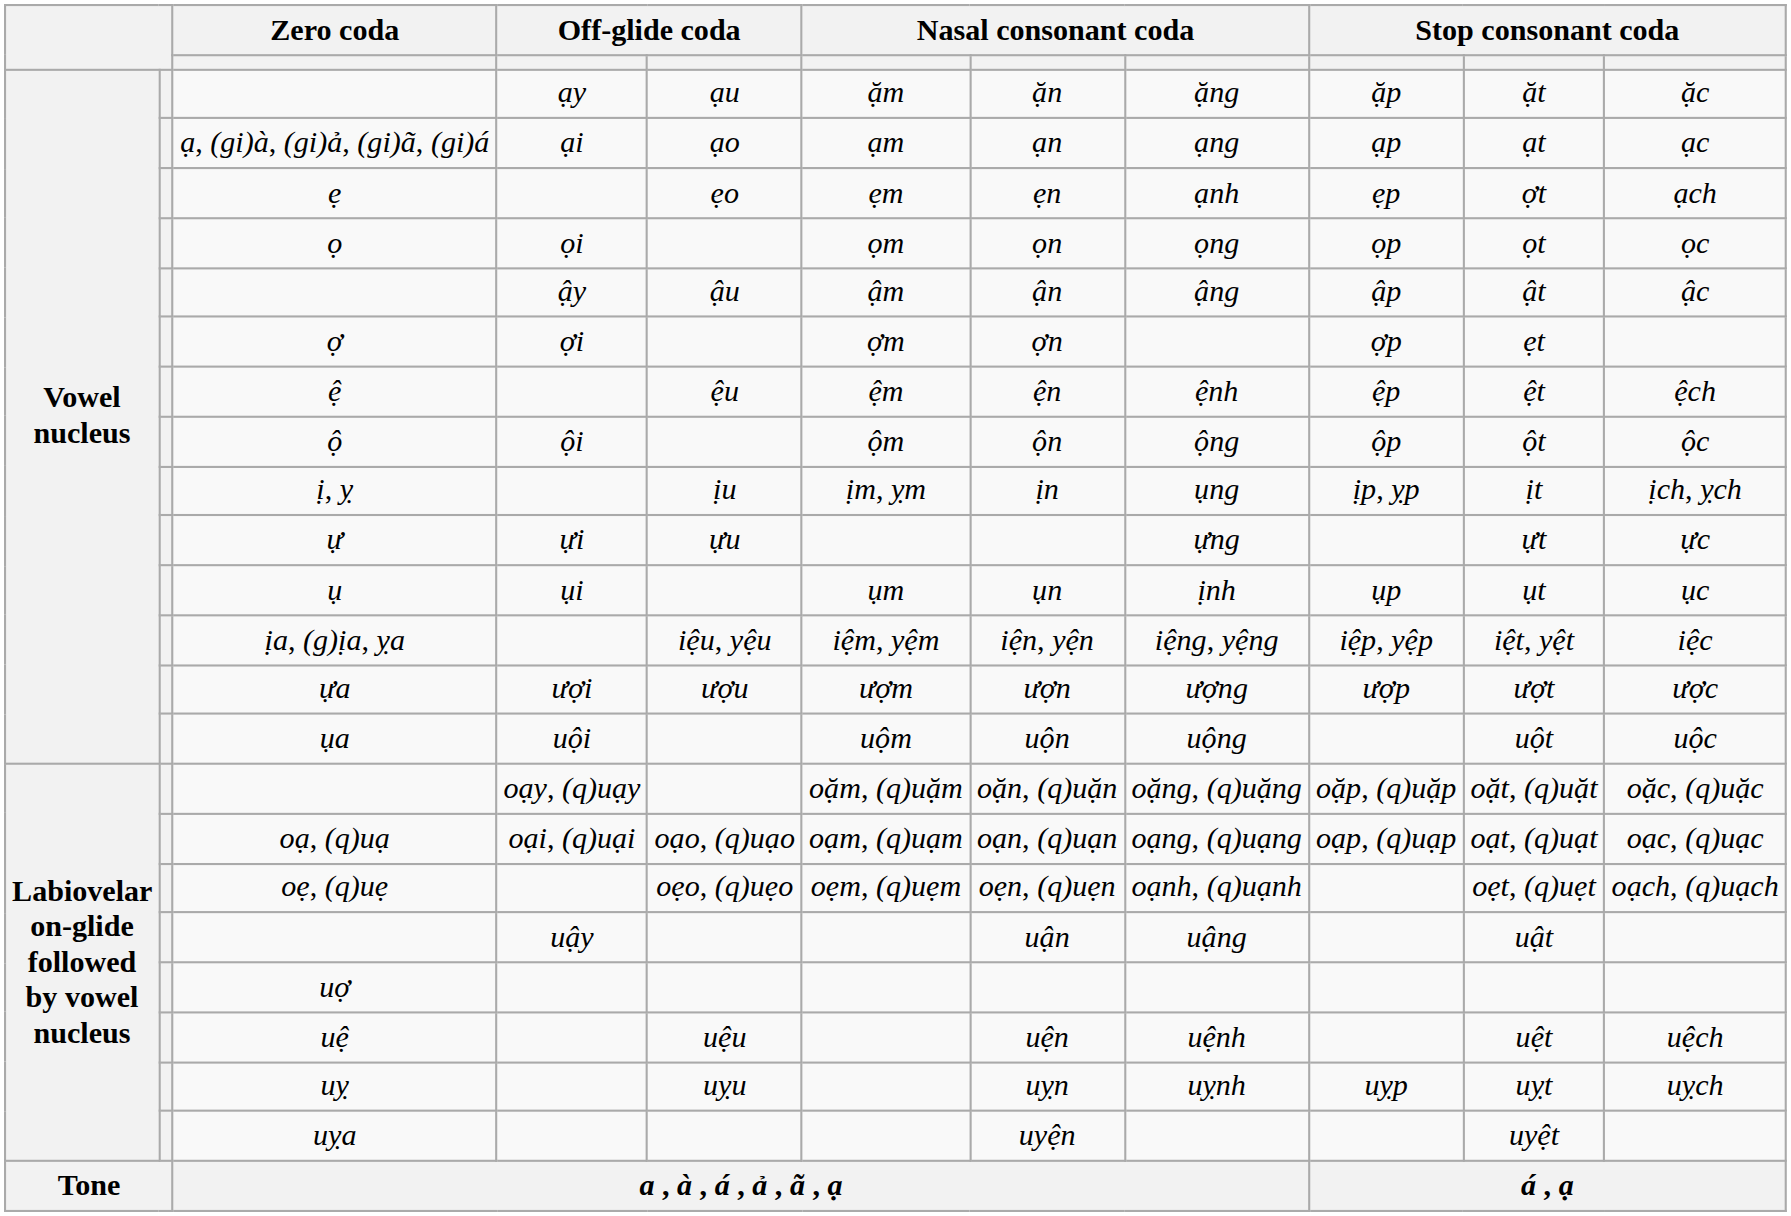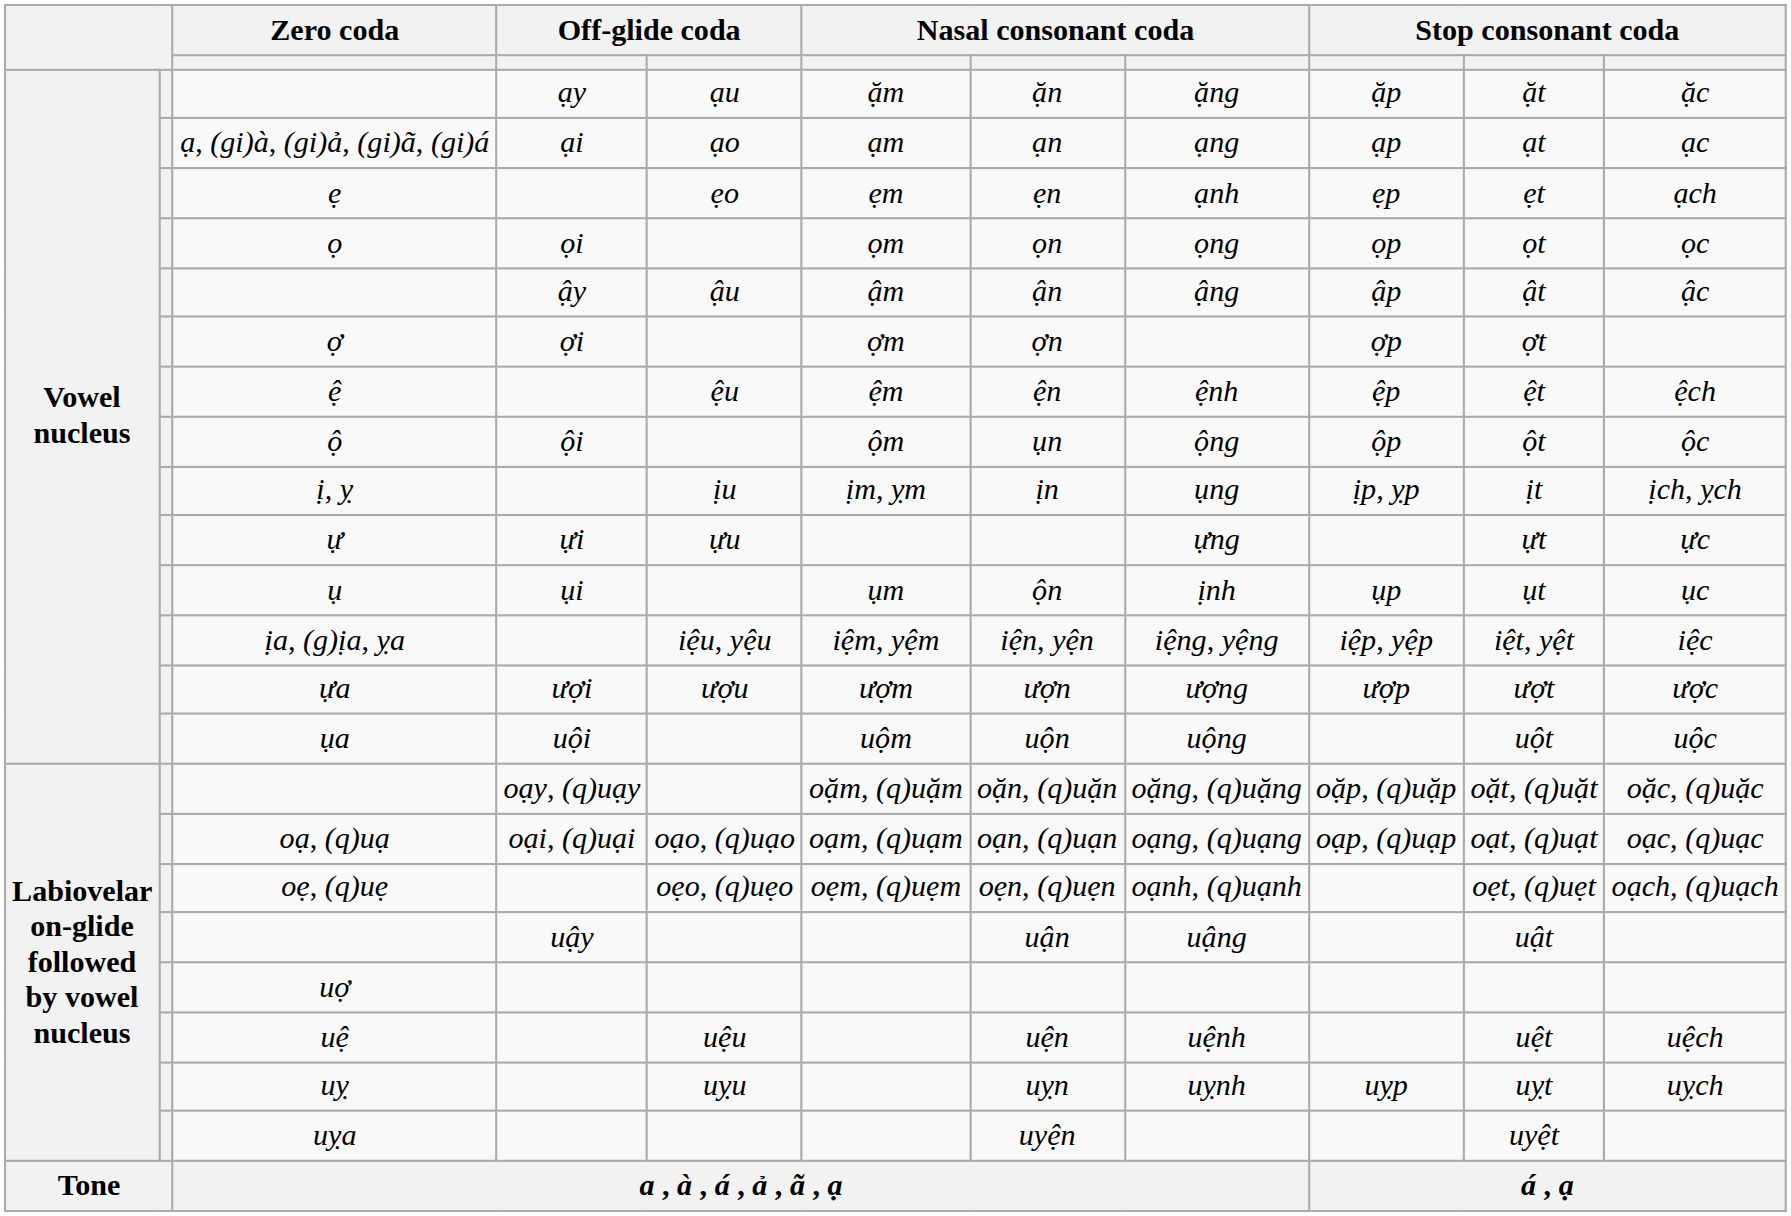(1534, 192) ợt -> (1534, 192) ẹt
(1534, 341) ẹt -> (1534, 341) ợt
(1047, 440) ộn -> (1047, 440) ụn
(1047, 589) ụn -> (1047, 589) ộn
